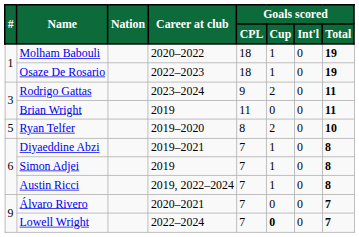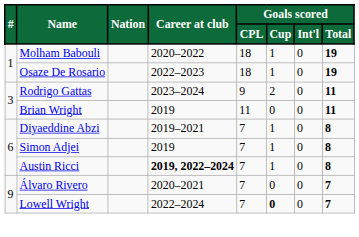- row: (47, 128)
(192, 185) normal -> (192, 166) bold
